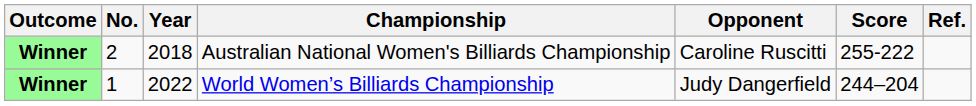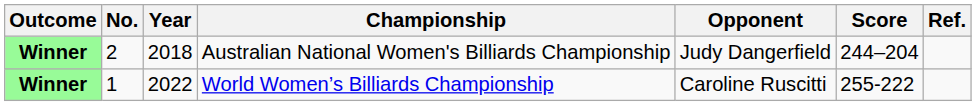(753, 52) Caroline Ruscitti -> (755, 52) Judy Dangerfield
(877, 52) 255-222 -> (879, 52) 244–204
(755, 84) Judy Dangerfield -> (753, 84) Caroline Ruscitti
(879, 84) 244–204 -> (877, 84) 255-222
